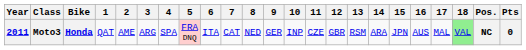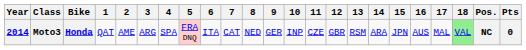(18, 32) 2011 -> (18, 32) 2014
